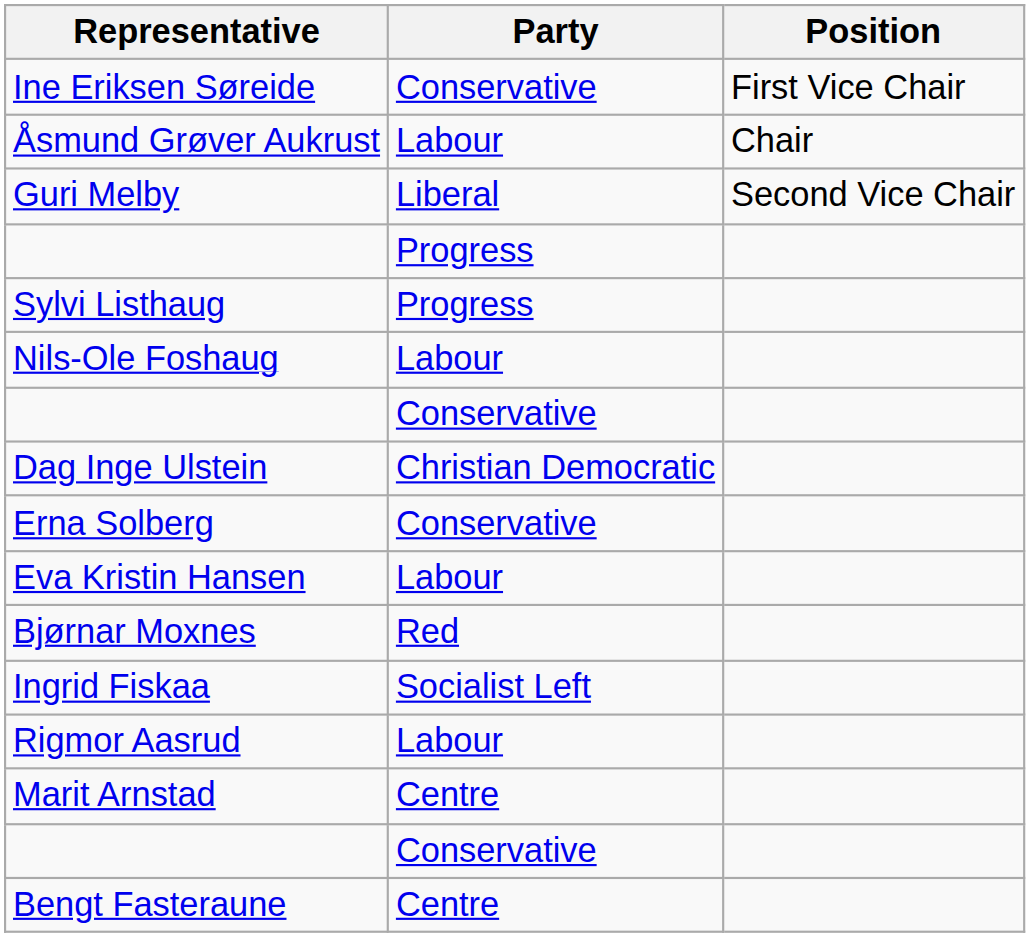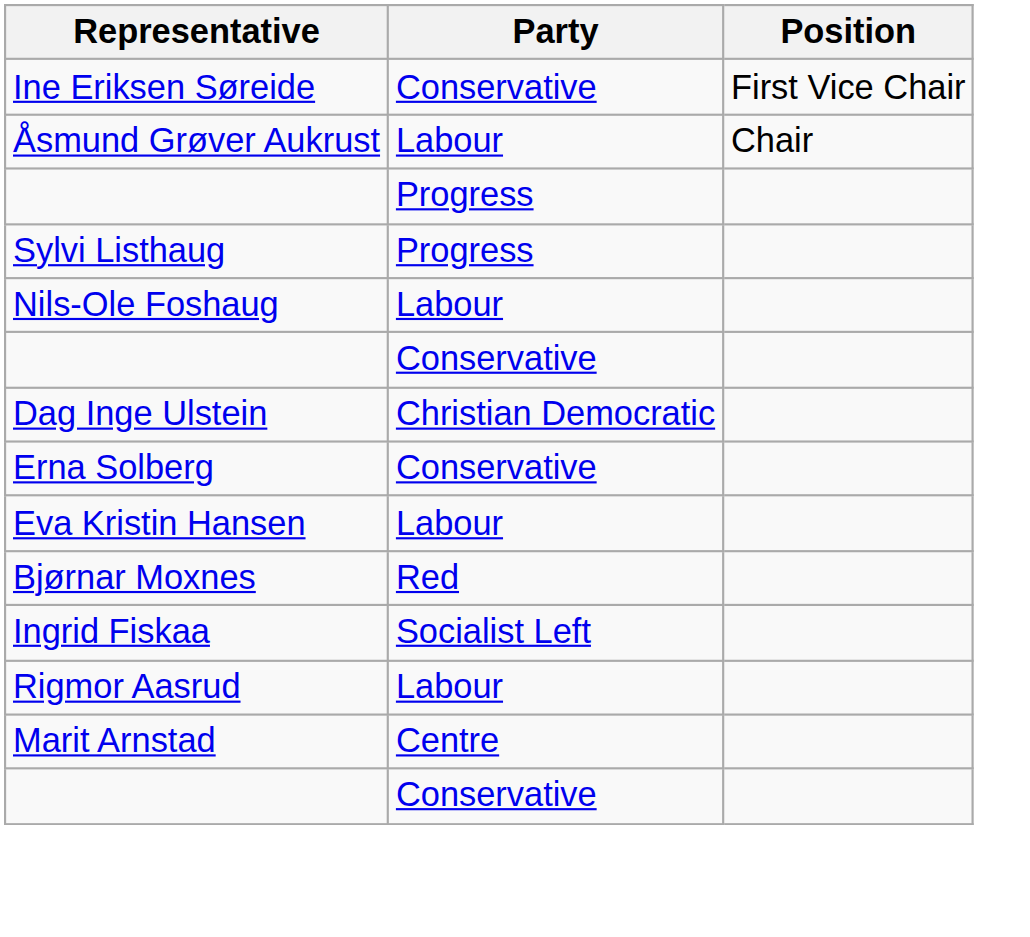- row: (96, 195)
- row: (150, 904)
